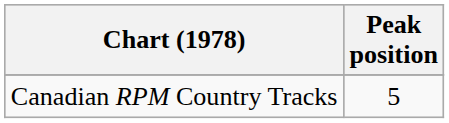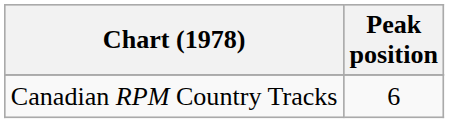(394, 95) 5 -> (394, 95) 6
